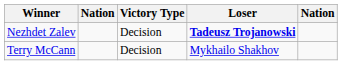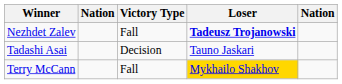(141, 32) Decision -> (129, 32) Fall
+ row: (37, 50)
(141, 50) Decision -> (129, 69) Fall
(234, 50) no background -> (234, 69) gold background
